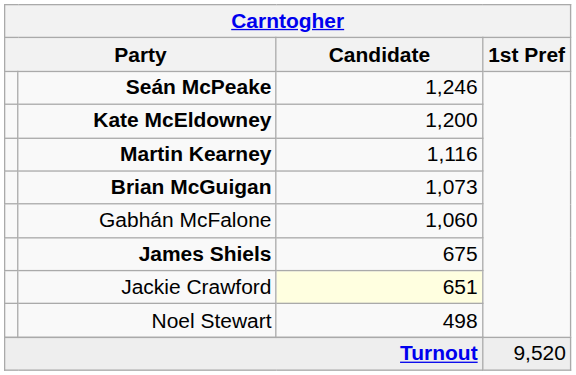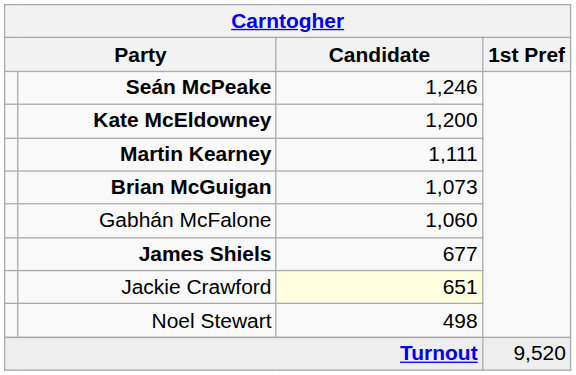(452, 154) 1,116 -> (453, 154) 1,111
(460, 253) 675 -> (460, 253) 677
